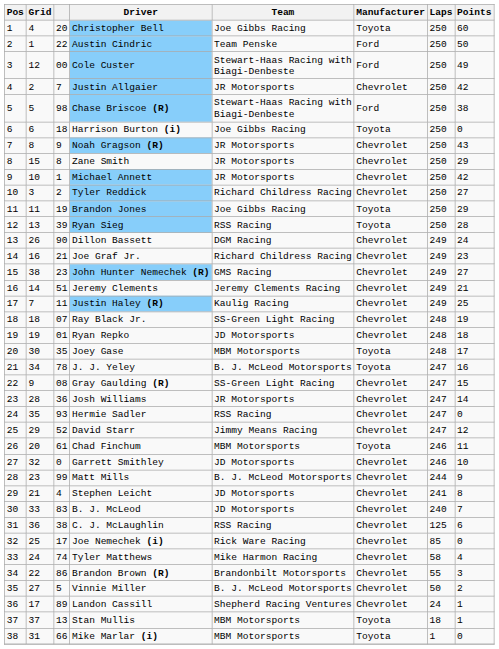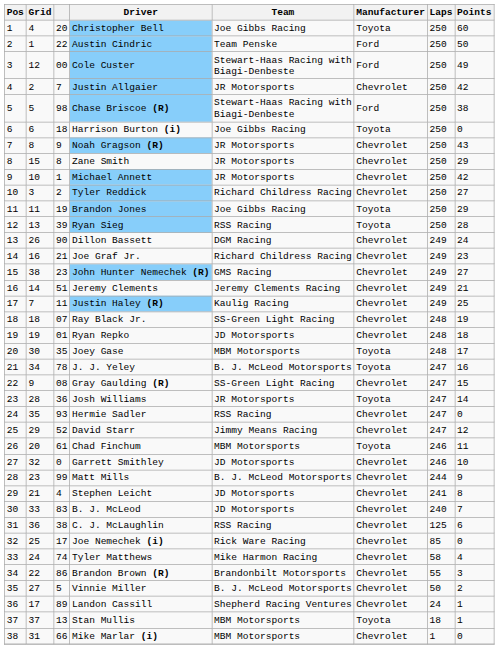(382, 398) Chevrolet -> (373, 398) Toyota
(373, 636) Toyota -> (382, 636) Chevrolet
